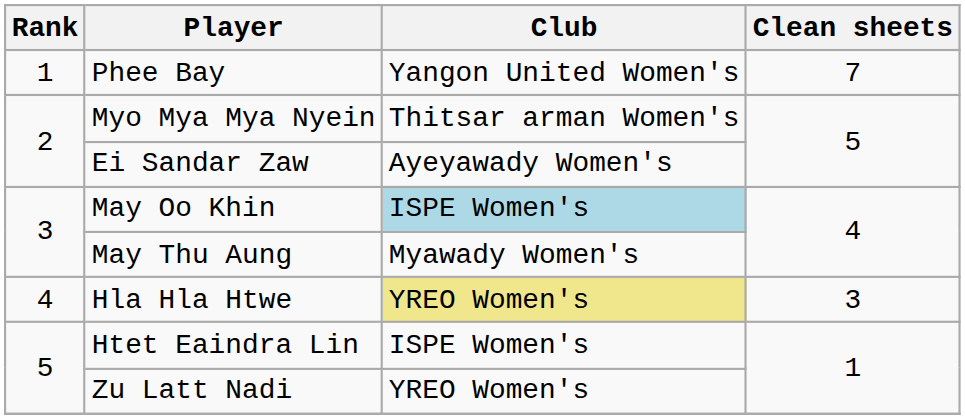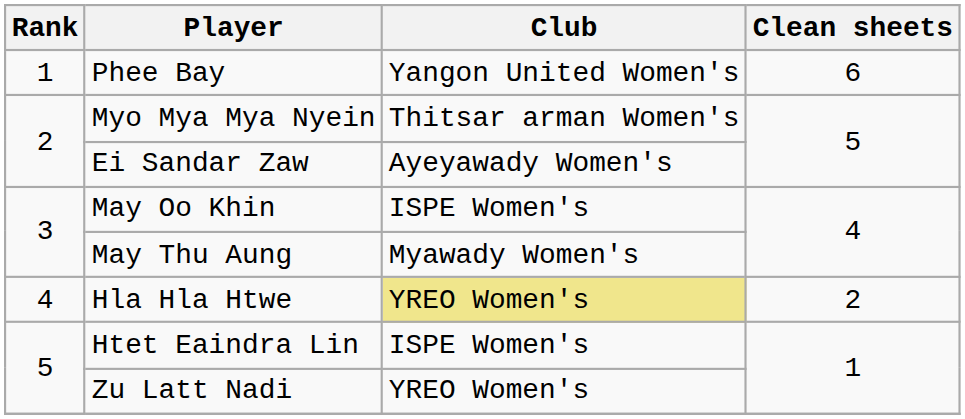(853, 73) 7 -> (853, 73) 6
(489, 209) lightblue background -> (489, 209) no background
(853, 300) 3 -> (853, 300) 2
